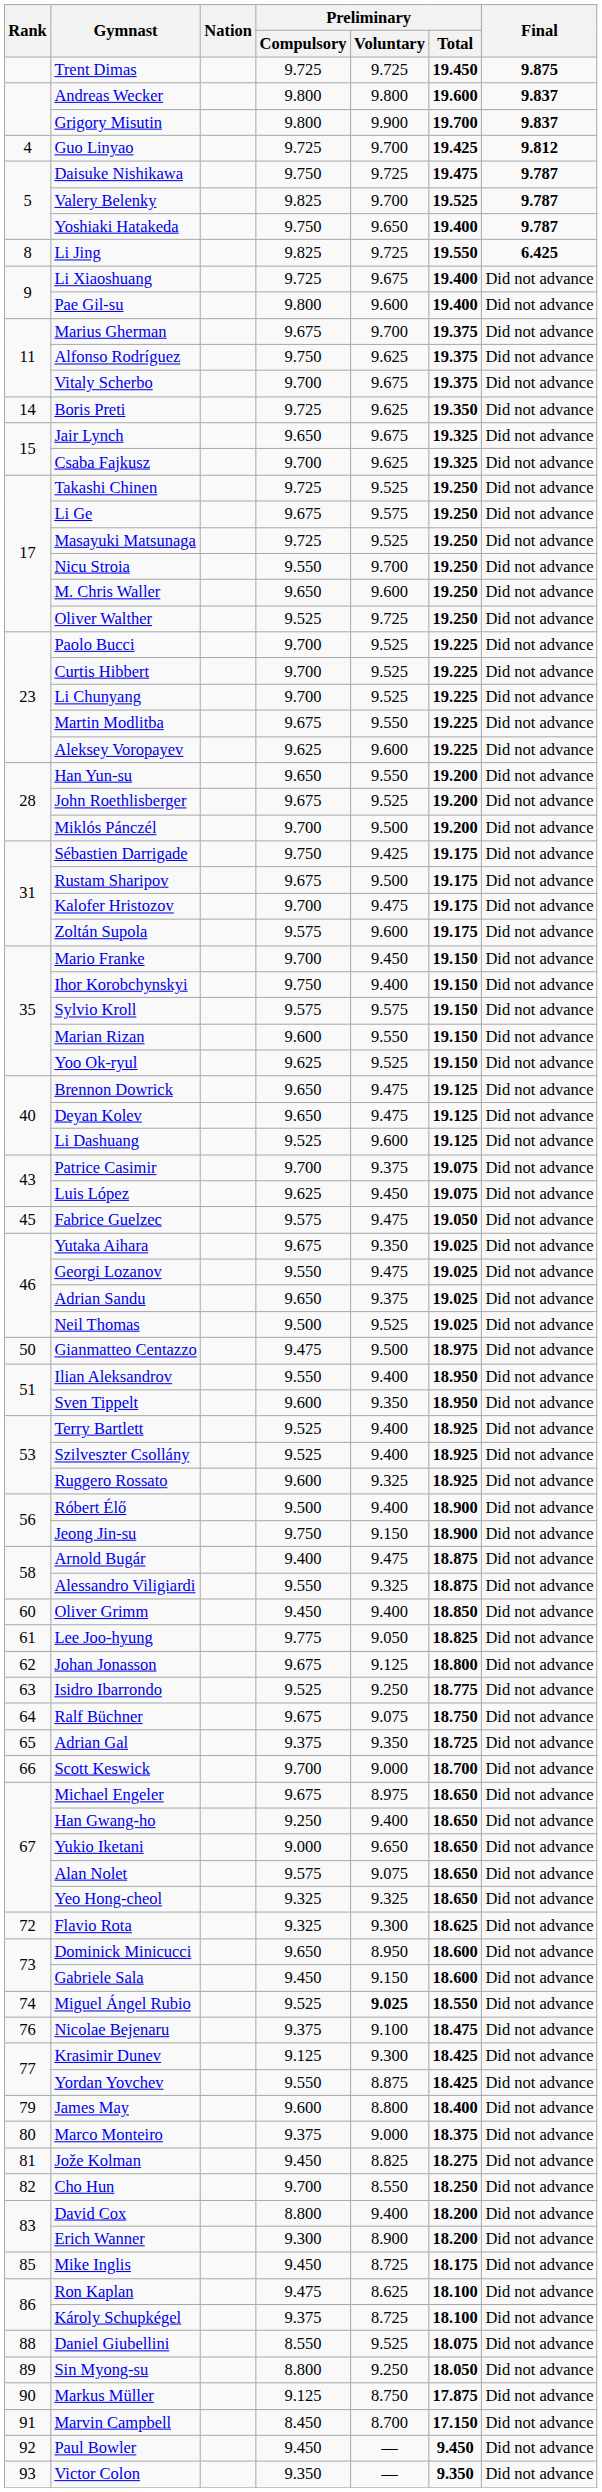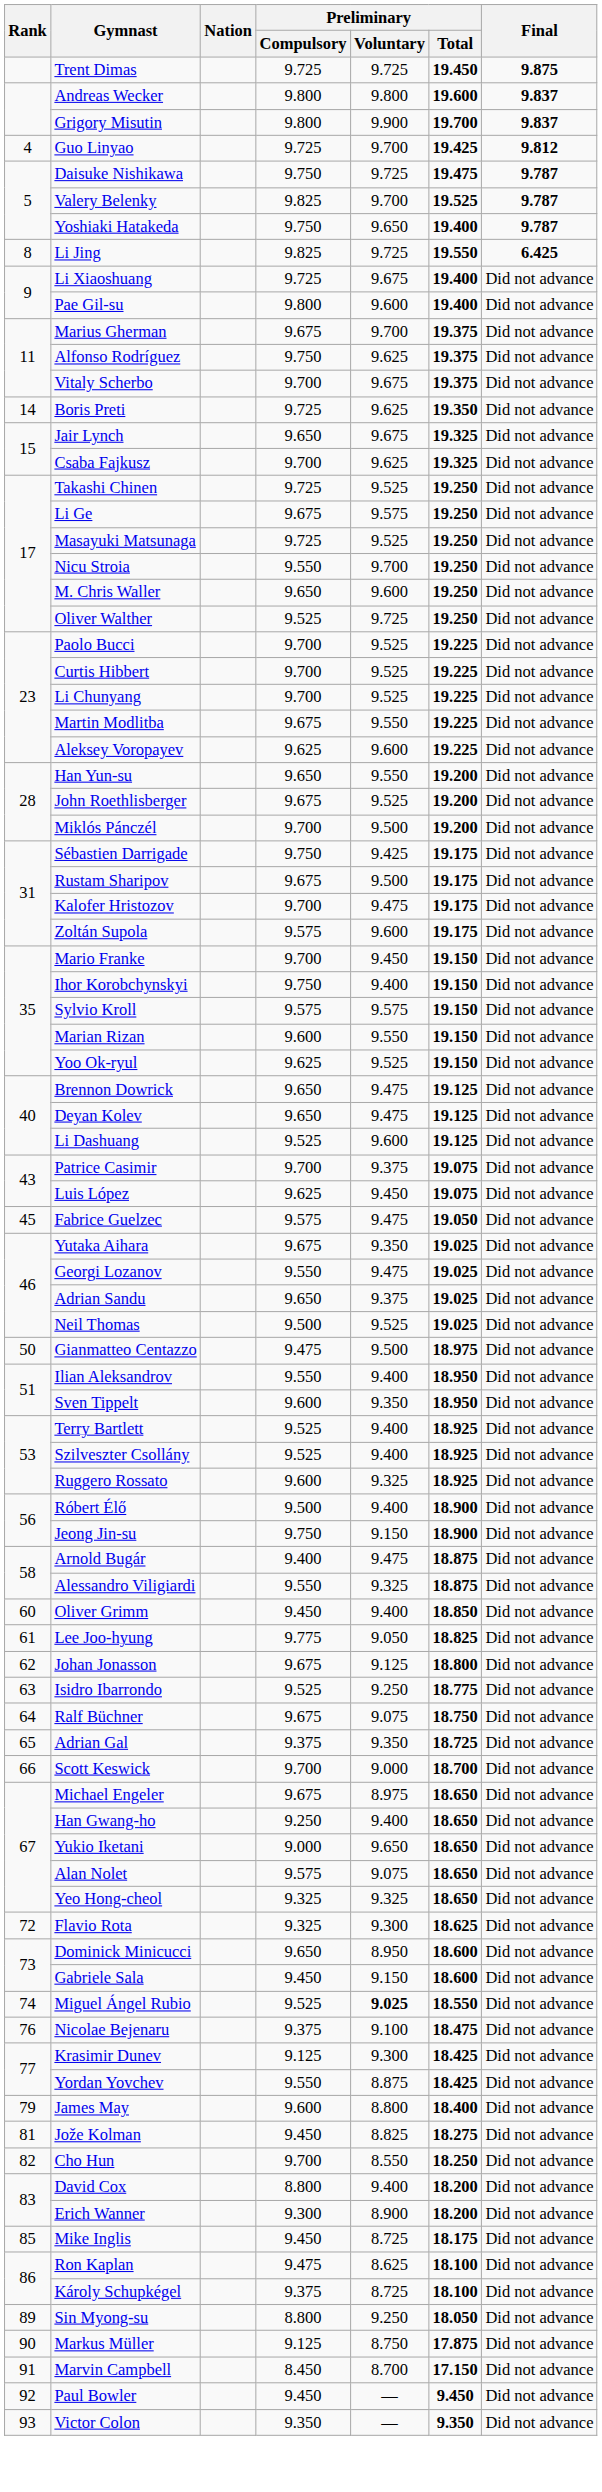- row: (109, 2134)
- row: (112, 2343)
